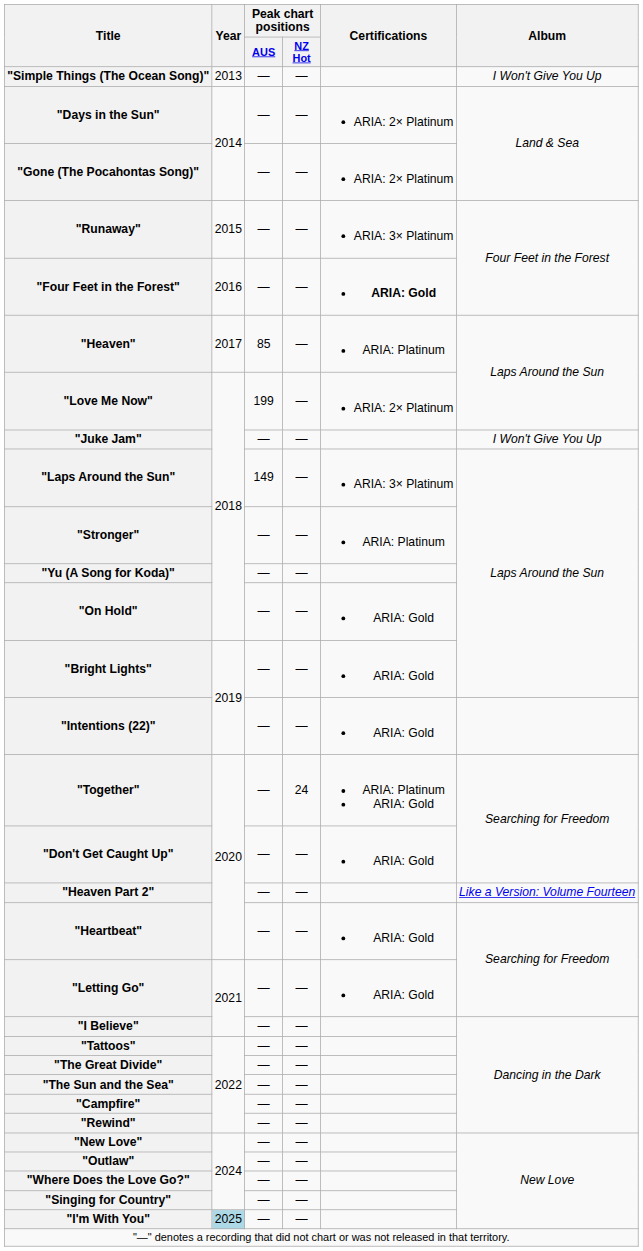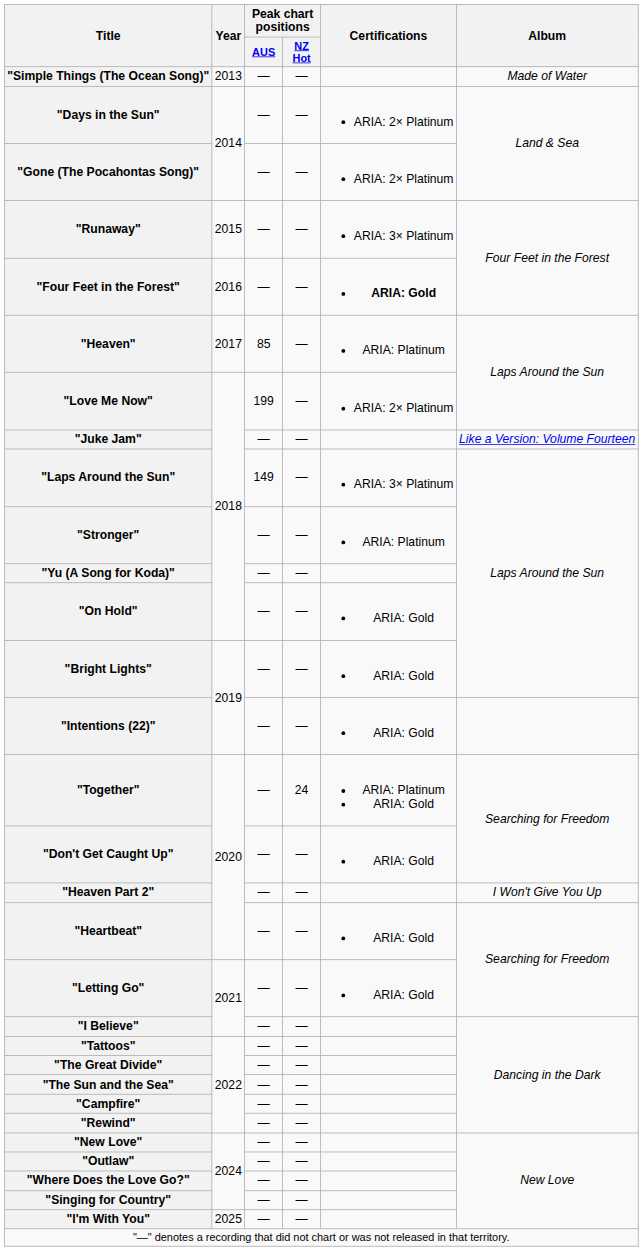(547, 76) I Won't Give You Up -> (547, 76) Made of Water
(547, 439) I Won't Give You Up -> (547, 439) Like a Version: Volume Fourteen
(547, 892) Like a Version: Volume Fourteen -> (547, 892) I Won't Give You Up
(228, 1219) lightblue background -> (228, 1219) no background
